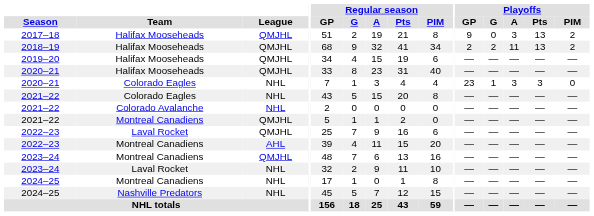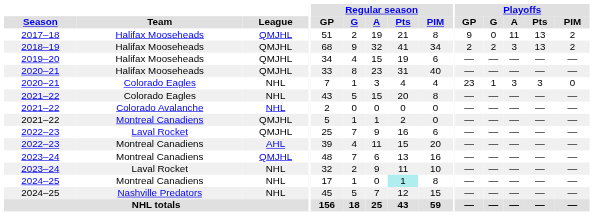(514, 34) 3 -> (514, 34) 11
(514, 46) 11 -> (514, 46) 3
(403, 181) no background -> (403, 181) paleturquoise background
